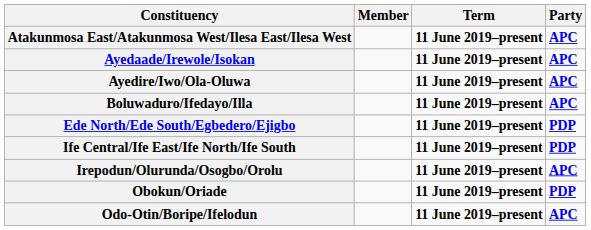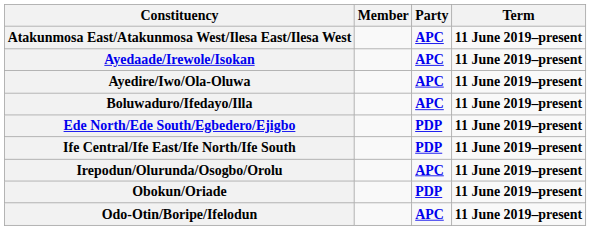columns swapped: (566, 15) <-> (479, 15)
